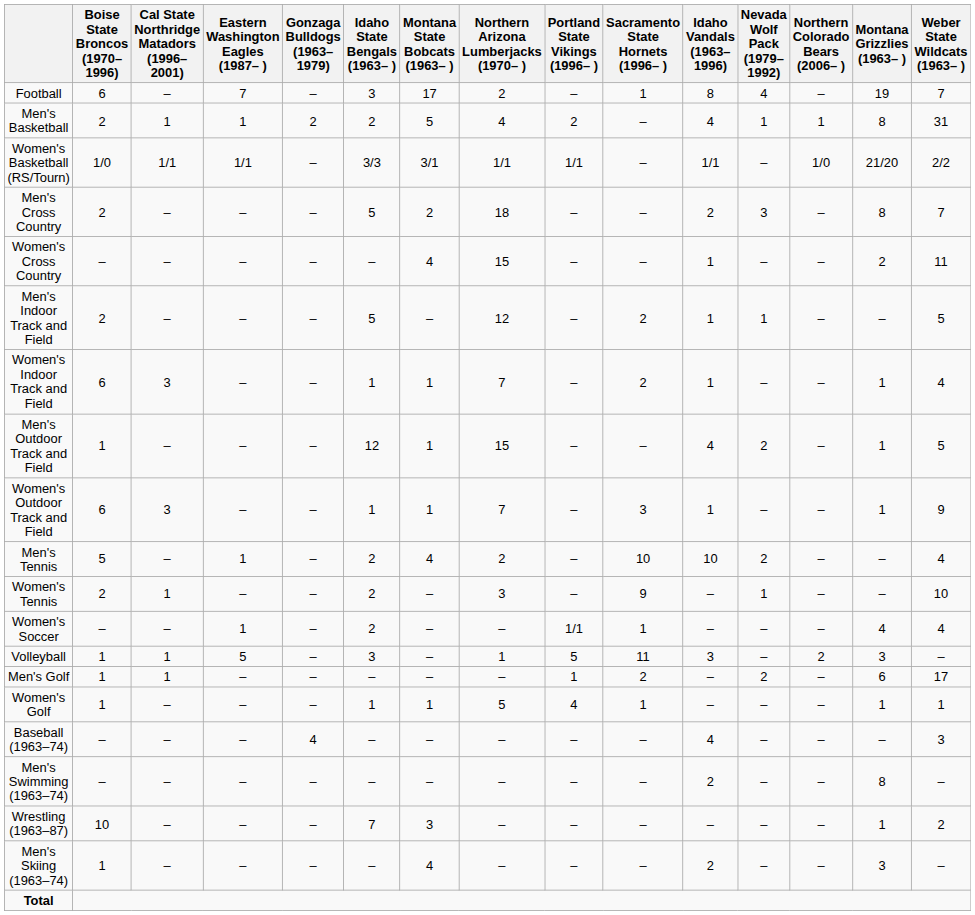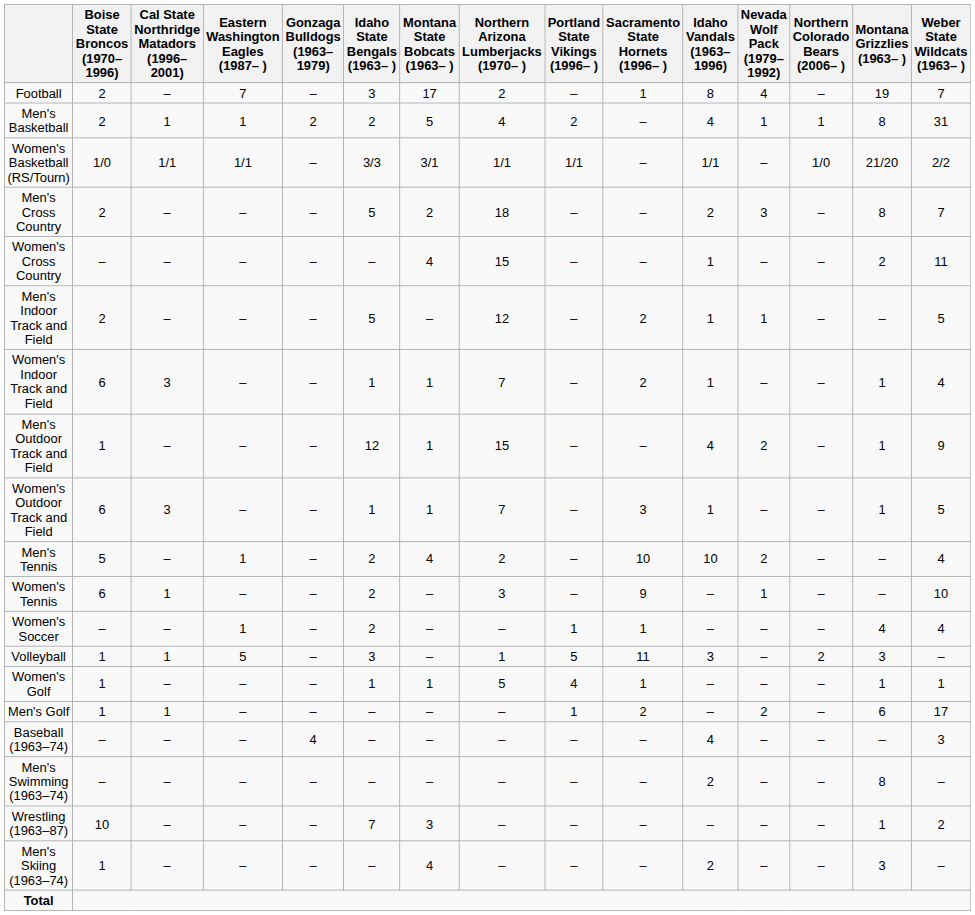(102, 93) 6 -> (102, 93) 2
(941, 446) 5 -> (941, 446) 9
(941, 510) 9 -> (941, 510) 5
(102, 594) 2 -> (102, 594) 6
(574, 629) 1/1 -> (574, 629) 1
rows swapped: (39, 705) <-> (39, 677)
